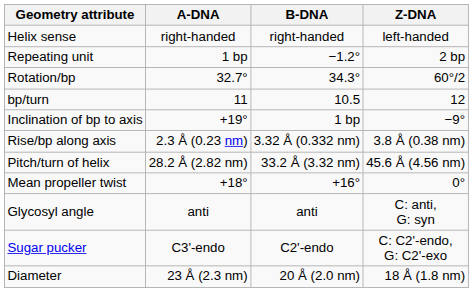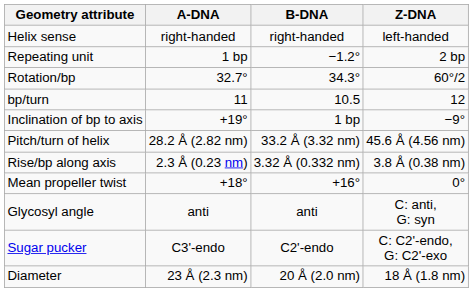rows swapped: (62, 141) <-> (58, 162)
